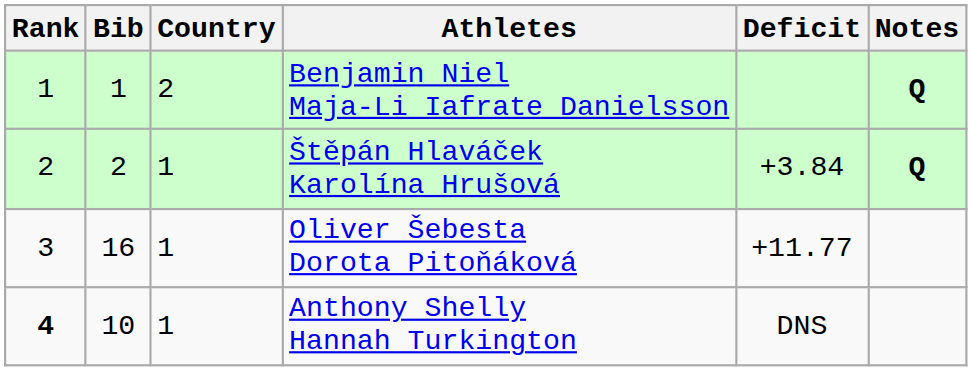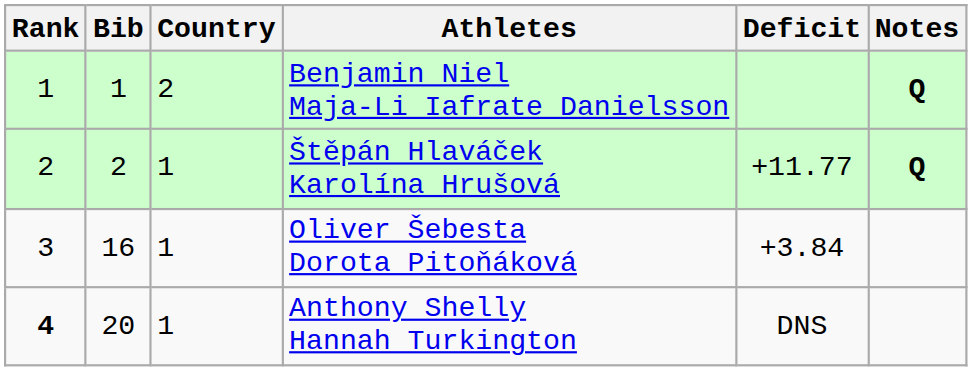(802, 169) +3.84 -> (802, 169) +11.77
(802, 247) +11.77 -> (802, 247) +3.84
(118, 326) 10 -> (118, 326) 20
